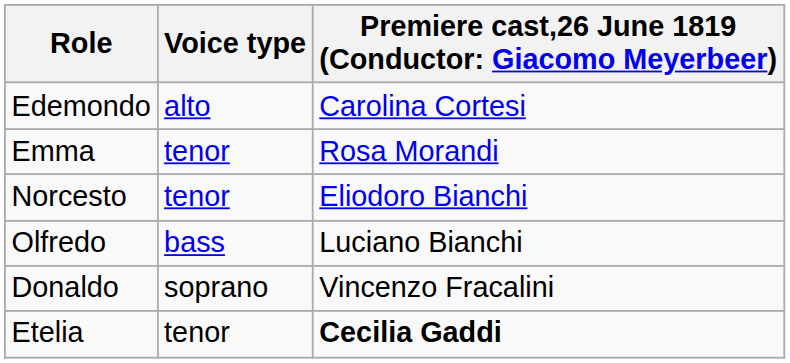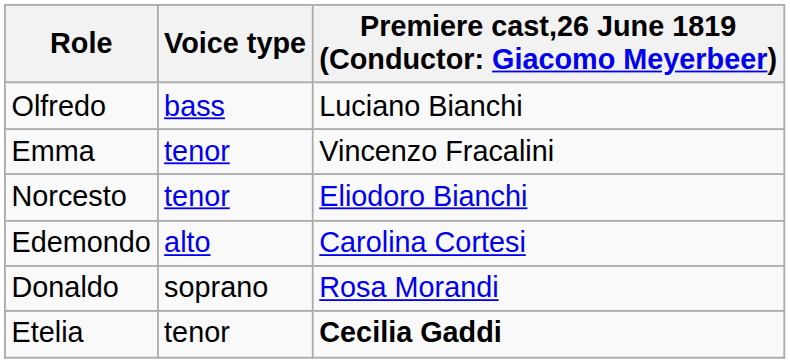rows swapped: (81, 105) <-> (59, 242)
(409, 151) Rosa Morandi -> (437, 151) Vincenzo Fracalini
(437, 288) Vincenzo Fracalini -> (409, 288) Rosa Morandi
